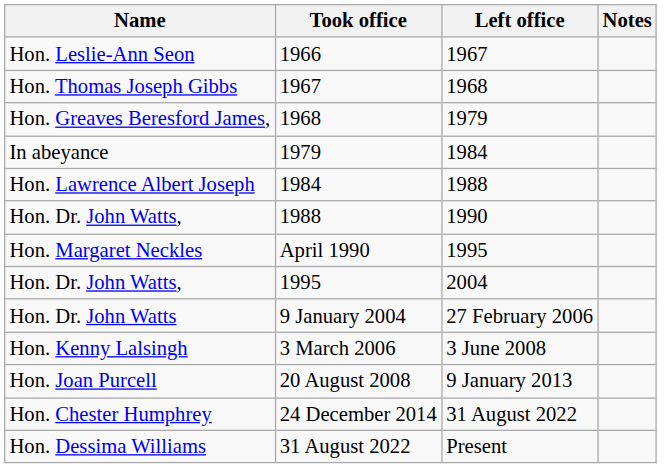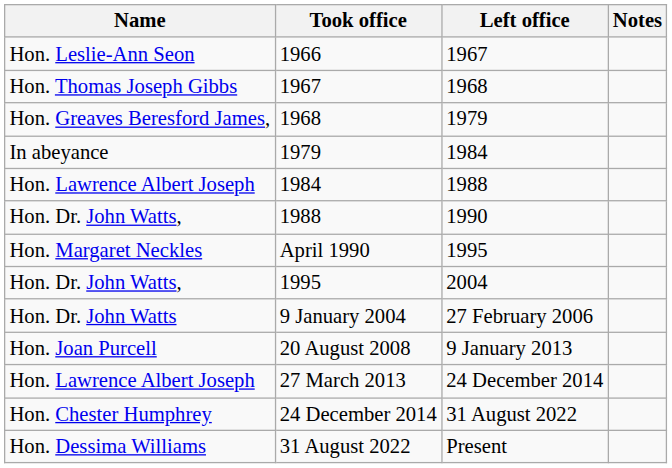- row: (338, 348)
+ row: (343, 380)
